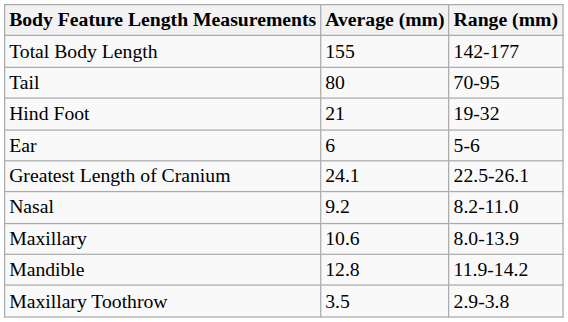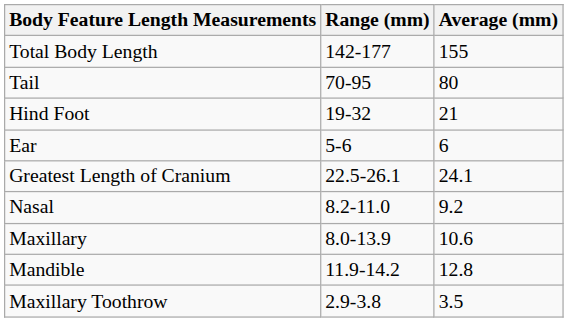columns swapped: (385, 20) <-> (506, 20)
